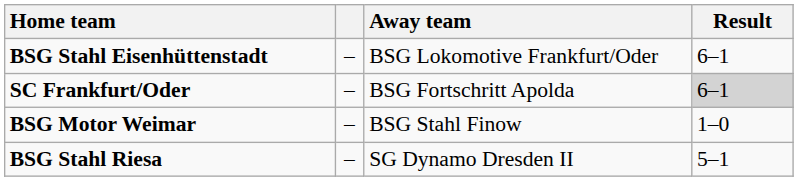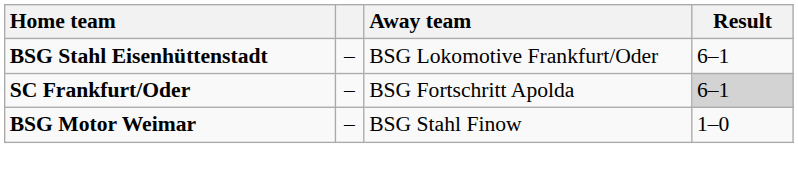- row: (86, 158)
